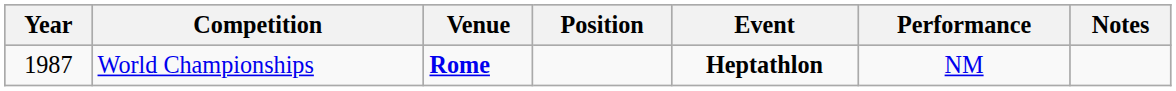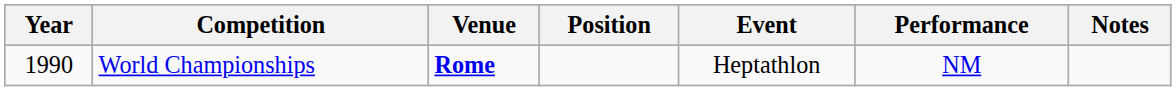(48, 64) 1987 -> (49, 64) 1990
(765, 64) bold -> (767, 64) normal
